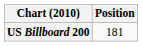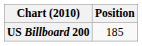(115, 31) 181 -> (115, 31) 185
